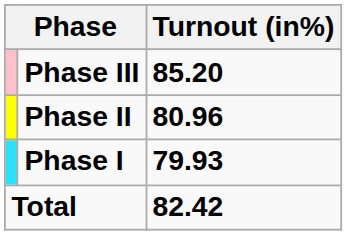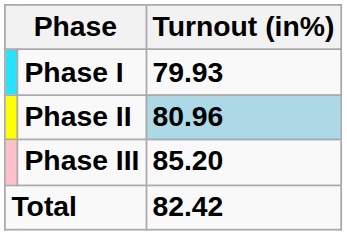rows swapped: (74, 161) <-> (82, 71)
(188, 116) no background -> (188, 116) lightblue background
